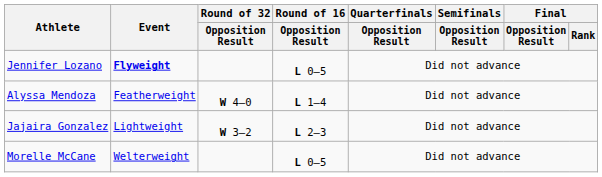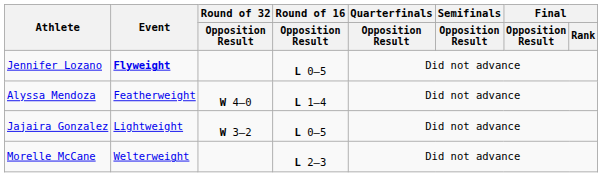(310, 132) L 2–3 -> (310, 132) L 0–5
(310, 162) L 0–5 -> (310, 162) L 2–3
